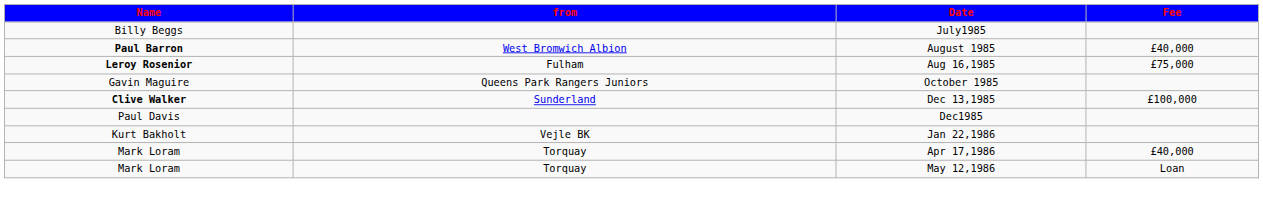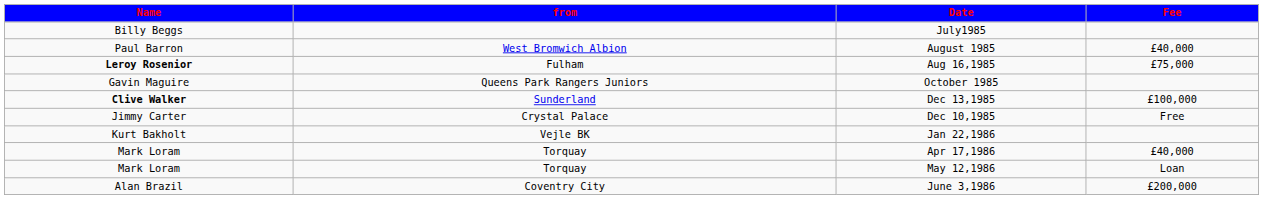(149, 47) bold -> (149, 47) normal
- row: (961, 117)
+ row: (961, 117)
+ row: (961, 186)
